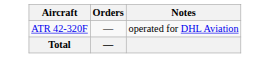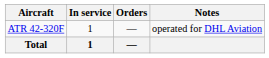+ column: (90, 12)
